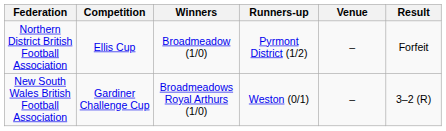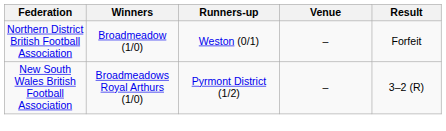- column: (115, 12)
(279, 47) Pyrmont District (1/2) -> (229, 41) Weston (0/1)
(279, 99) Weston (0/1) -> (229, 87) Pyrmont District (1/2)
